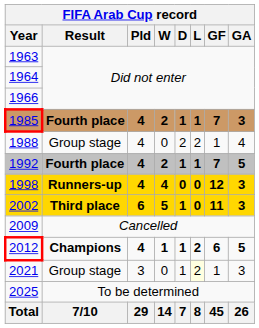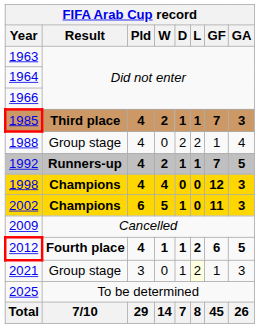(85, 120) Fourth place -> (85, 120) Third place
(85, 163) Fourth place -> (85, 163) Runners-up
(85, 184) Runners-up -> (85, 184) Champions
(85, 205) Third place -> (85, 205) Champions
(85, 248) Champions -> (85, 248) Fourth place
